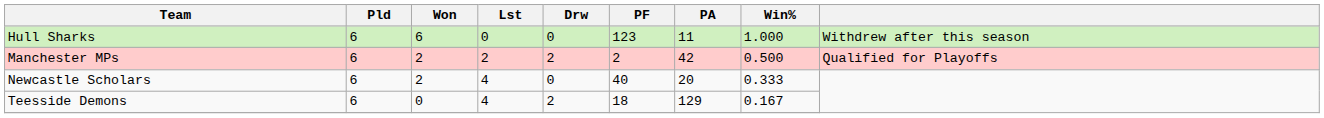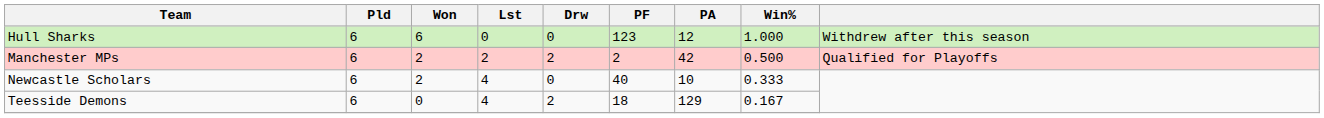(686, 37) 11 -> (686, 37) 12
(686, 80) 20 -> (686, 80) 10
